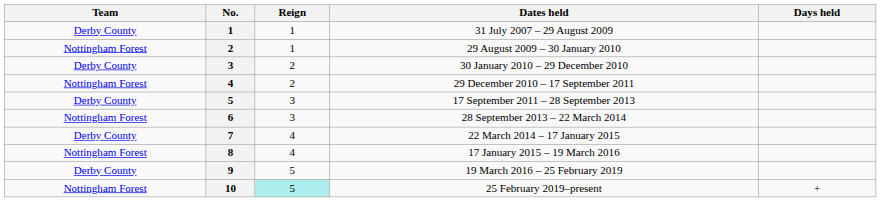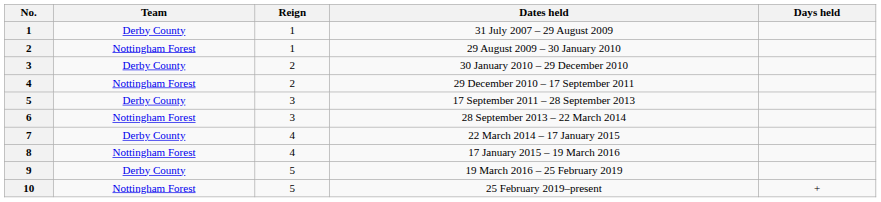columns swapped: (230, 13) <-> (105, 13)
(292, 188) paleturquoise background -> (292, 188) no background
